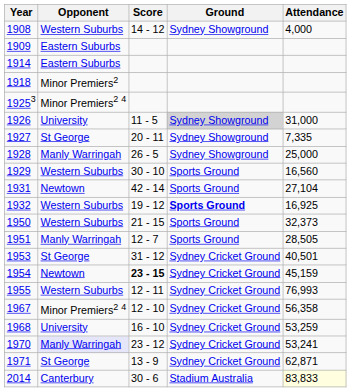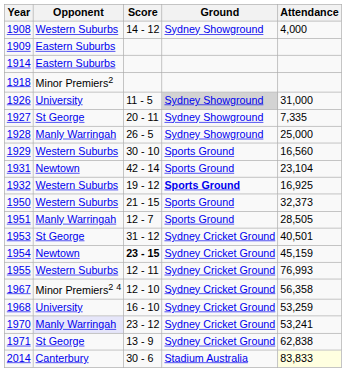- row: (21, 102)
(302, 188) 27,104 -> (297, 168) 23,104
(302, 361) 62,871 -> (297, 341) 62,838
